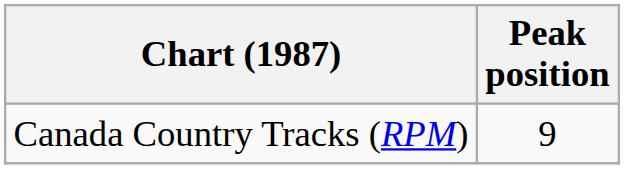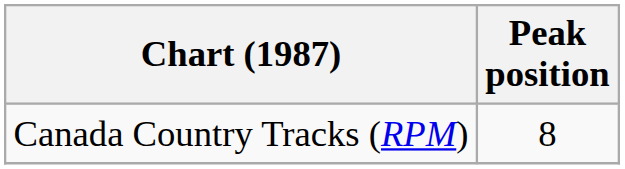(547, 132) 9 -> (547, 132) 8
